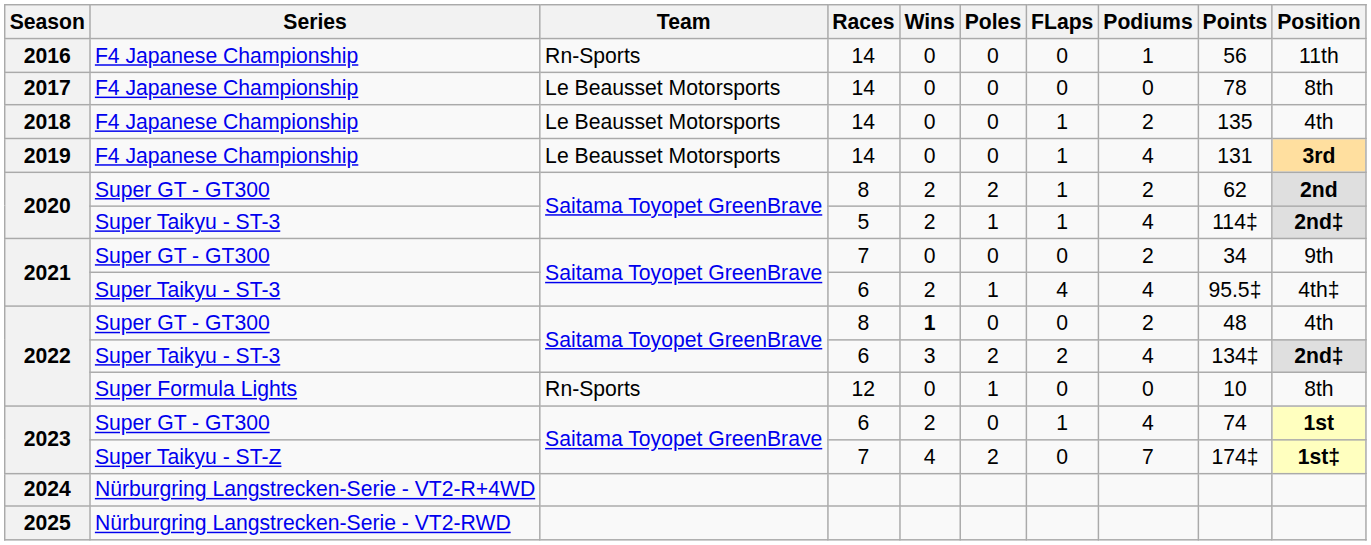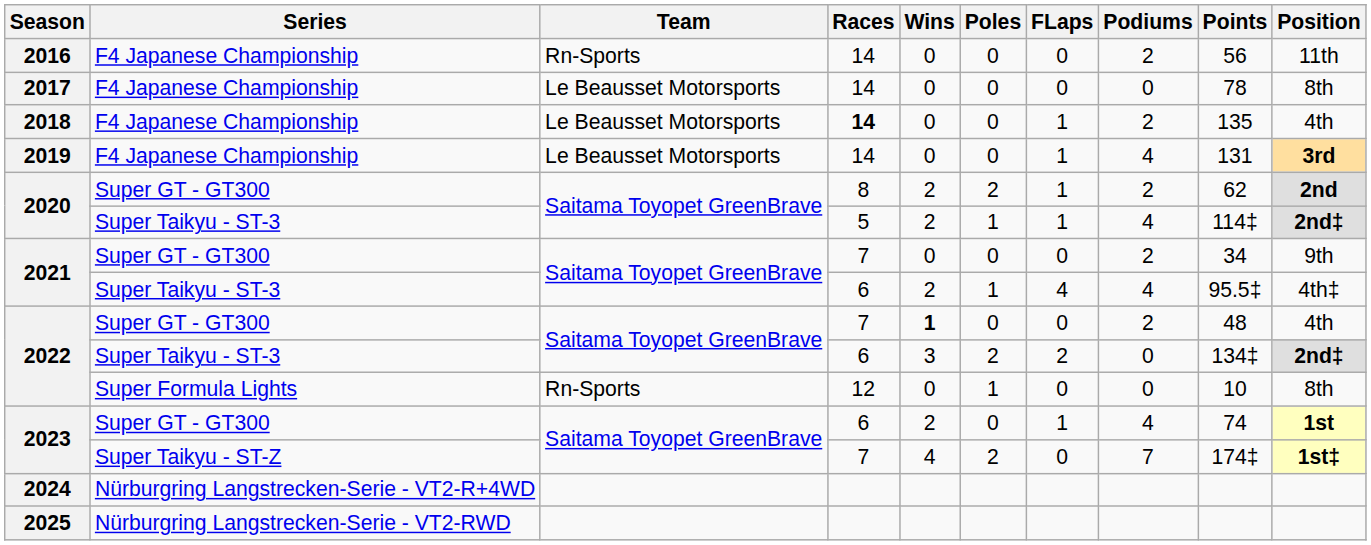(1148, 55) 1 -> (1148, 55) 2
(863, 122) normal -> (863, 122) bold
(863, 323) 8 -> (863, 323) 7
(1148, 356) 4 -> (1148, 356) 0
